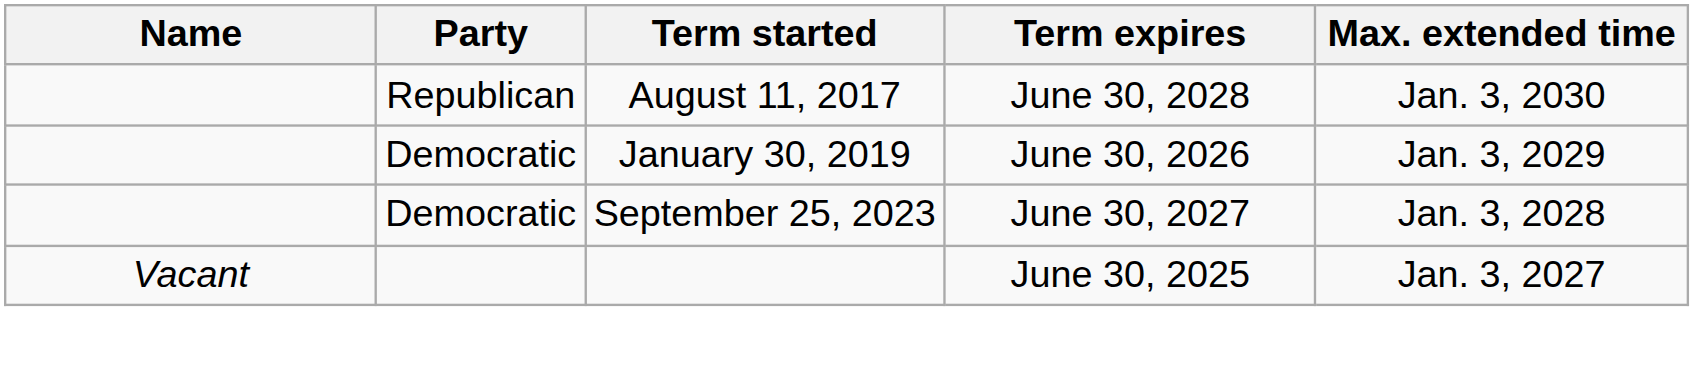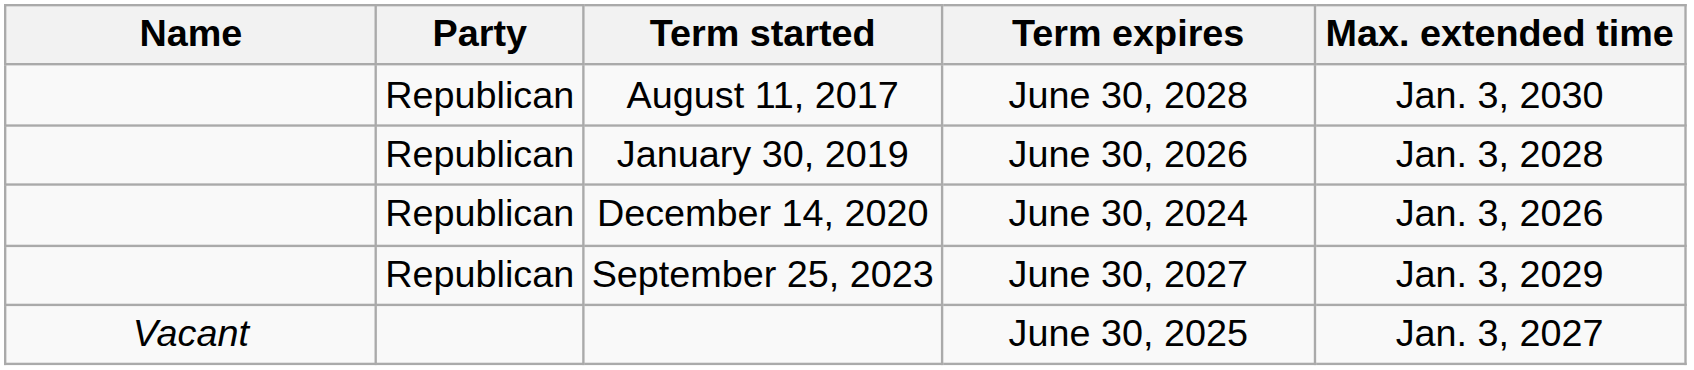(481, 154) Democratic -> (480, 154) Republican
(1502, 154) Jan. 3, 2029 -> (1500, 154) Jan. 3, 2028
+ row: (763, 214)
(481, 214) Democratic -> (480, 273) Republican
(1502, 214) Jan. 3, 2028 -> (1500, 273) Jan. 3, 2029
